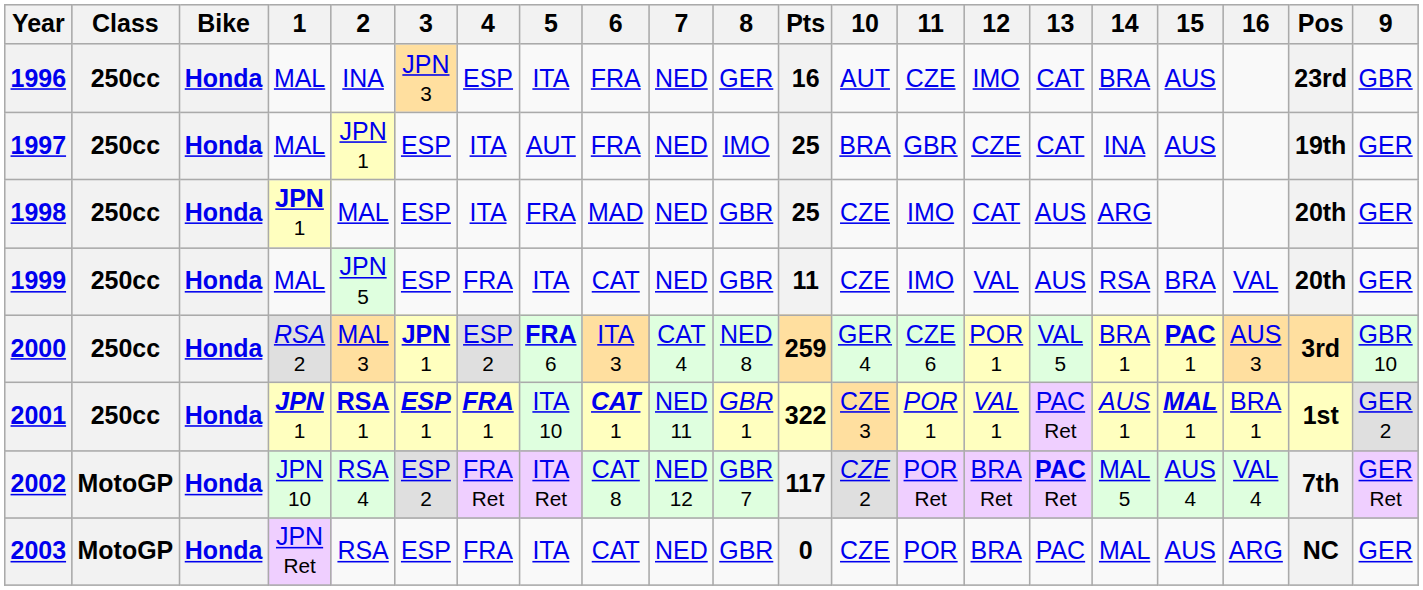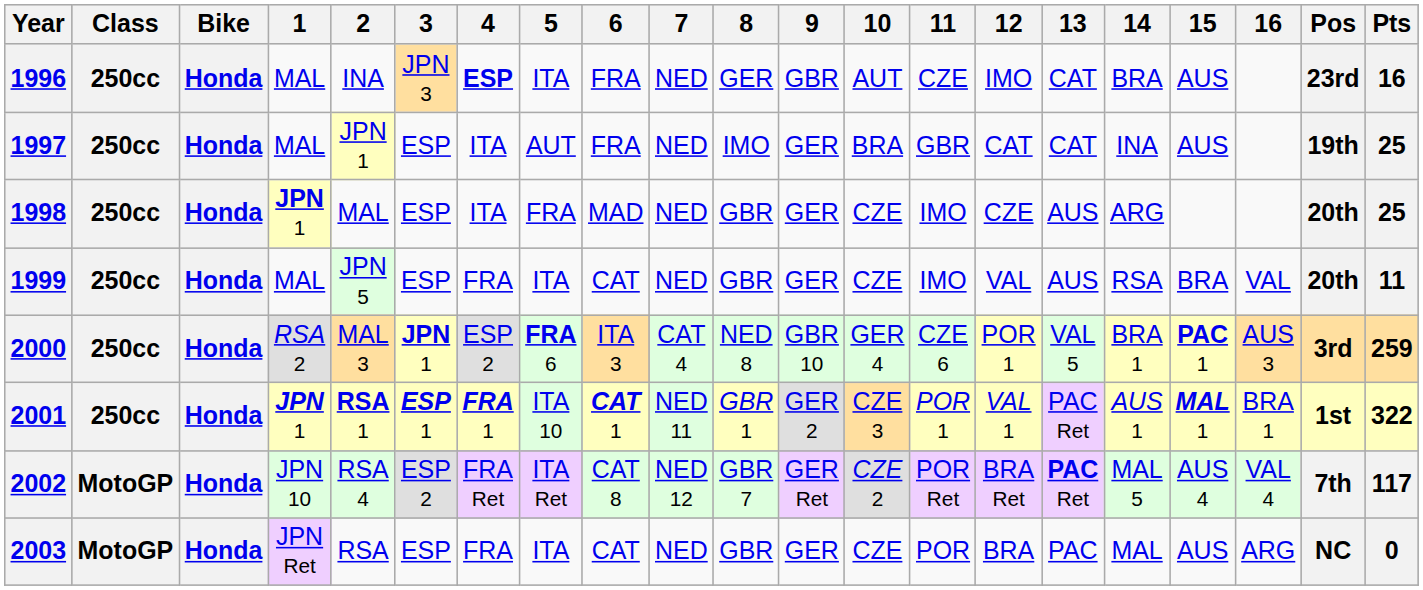columns swapped: (1386, 24) <-> (806, 24)
(488, 77) normal -> (488, 77) bold
(996, 145) CZE -> (1009, 145) CAT
(996, 213) CAT -> (1009, 213) CZE
